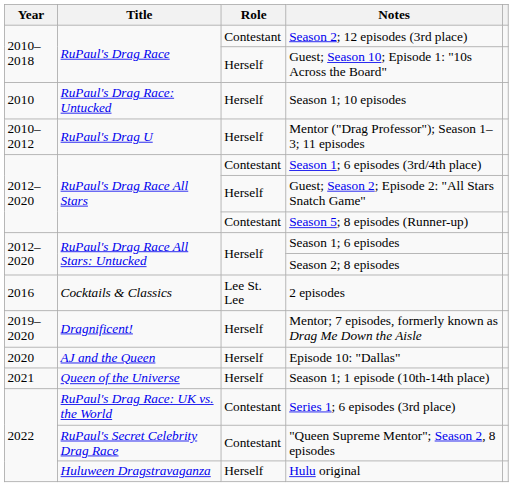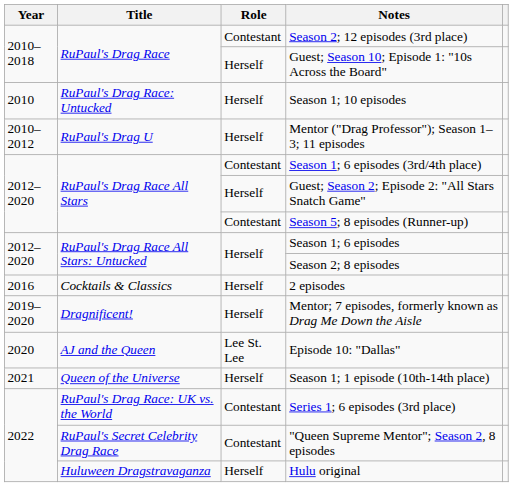(243, 292) Lee St. Lee -> (244, 285) Herself
(244, 357) Herself -> (243, 349) Lee St. Lee
